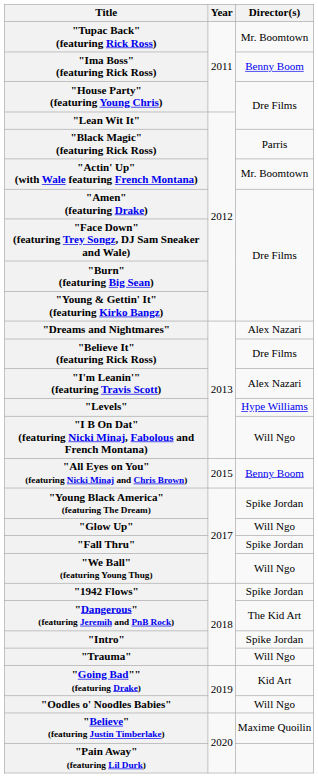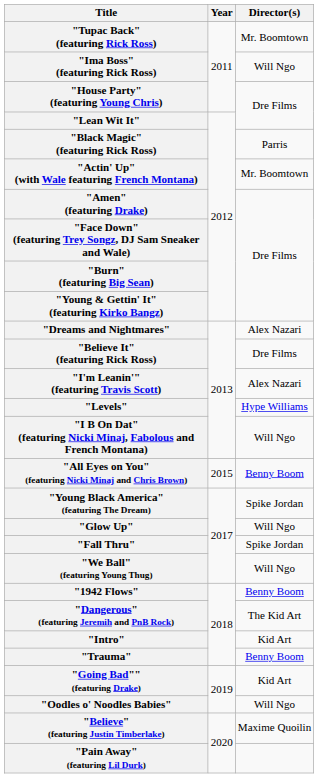(275, 66) Benny Boom -> (275, 66) Will Ngo
(275, 592) Spike Jordan -> (275, 592) Benny Boom
(275, 639) Spike Jordan -> (275, 639) Kid Art
(275, 657) Will Ngo -> (275, 657) Benny Boom
